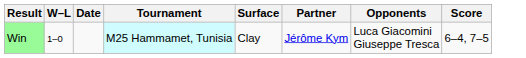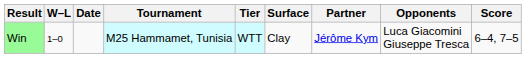+ column: (250, 13)
